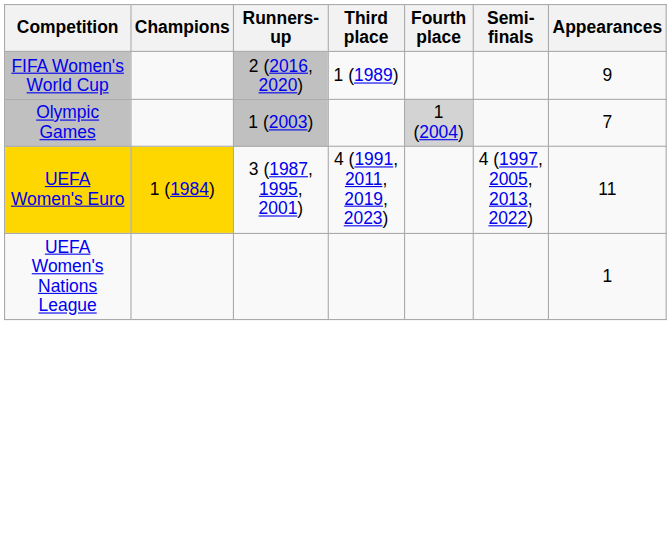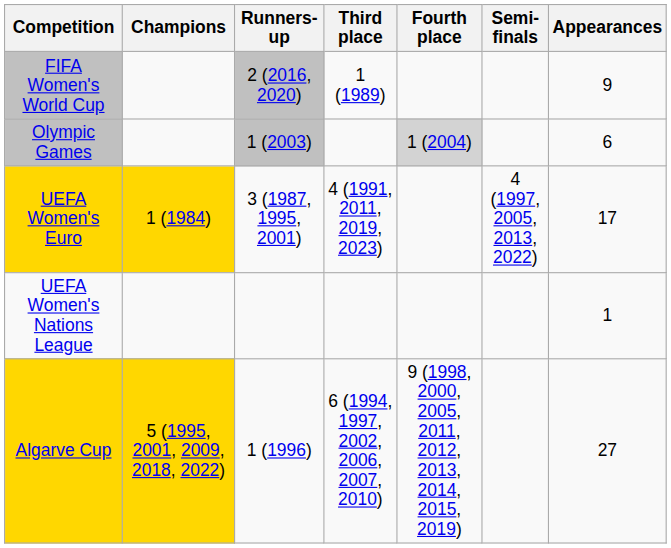(607, 122) 7 -> (607, 142) 6
(607, 189) 11 -> (607, 219) 17
+ row: (63, 450)
